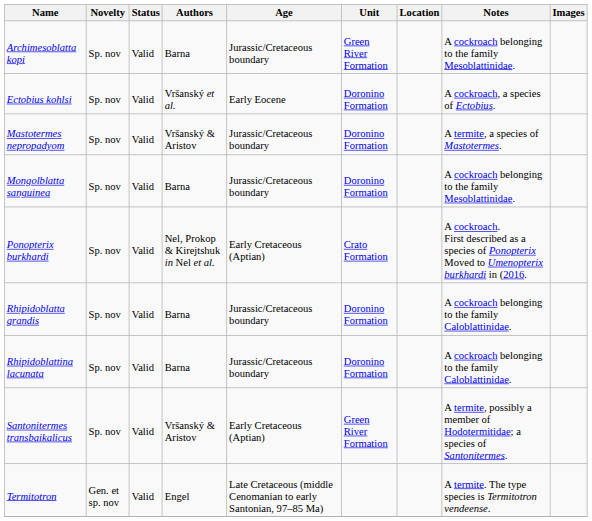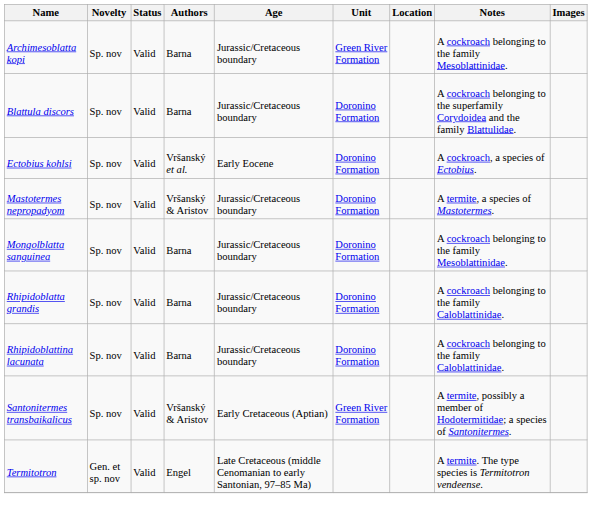+ row: (40, 111)
- row: (30, 251)
